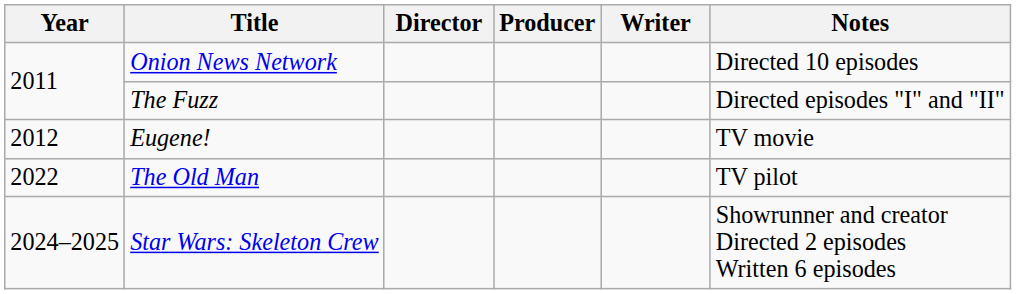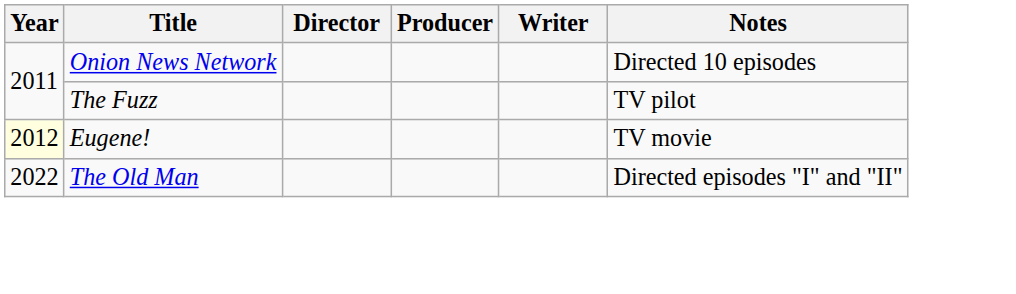(860, 100) Directed episodes "I" and "II" -> (655, 100) TV pilot
(34, 138) no background -> (34, 138) lightyellow background
(757, 176) TV pilot -> (758, 176) Directed episodes "I" and "II"
- row: (254, 242)
